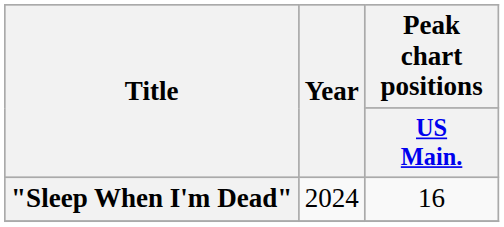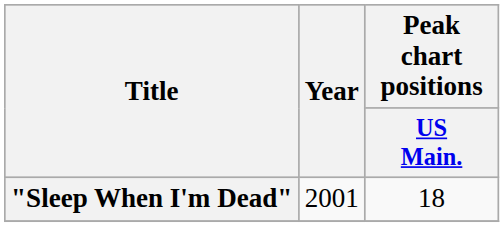(332, 198) 2024 -> (332, 198) 2001
(432, 198) 16 -> (432, 198) 18
